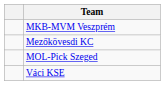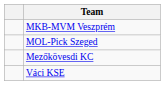rows swapped: (62, 57) <-> (60, 42)
